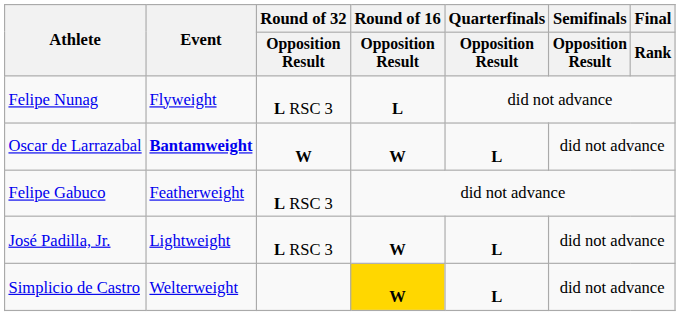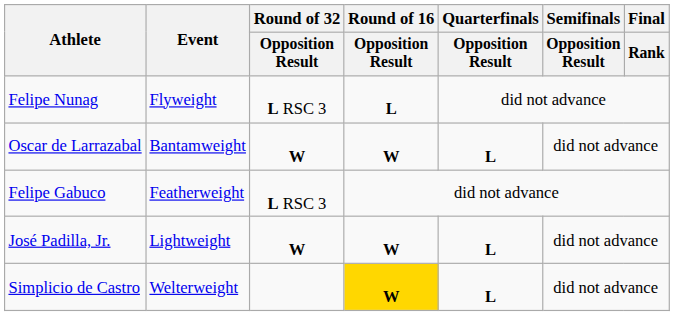(201, 146) bold -> (198, 146) normal
(303, 250) L RSC 3 -> (297, 250) W
